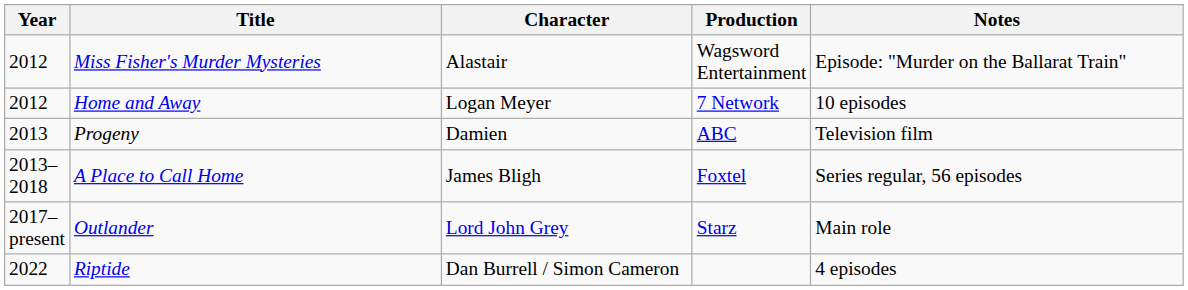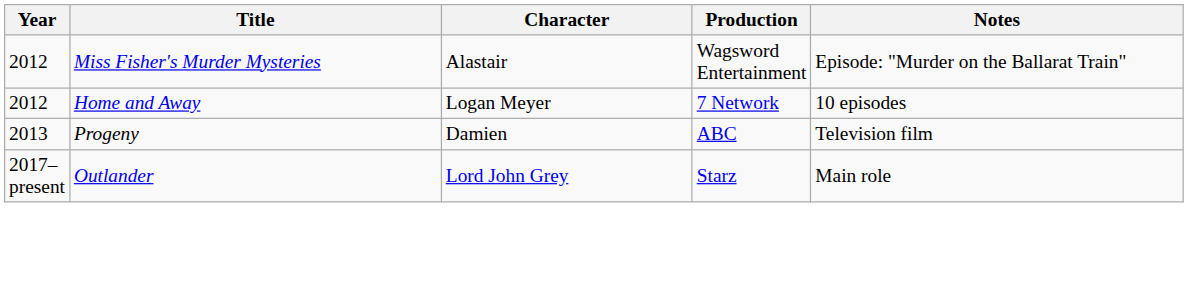- row: (159, 175)
- row: (102, 269)
